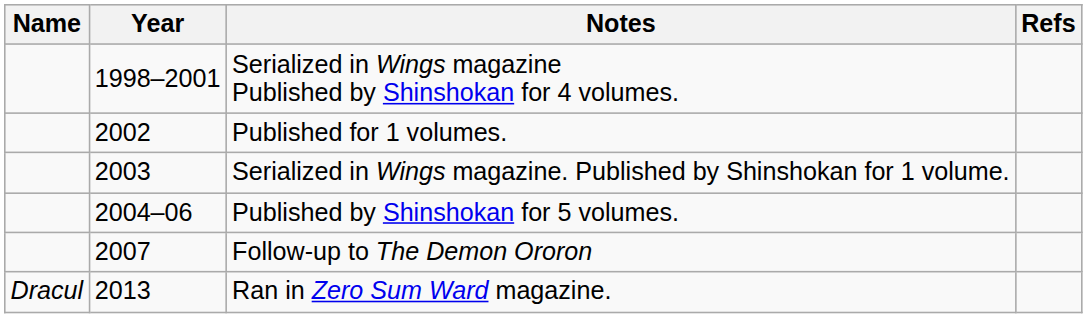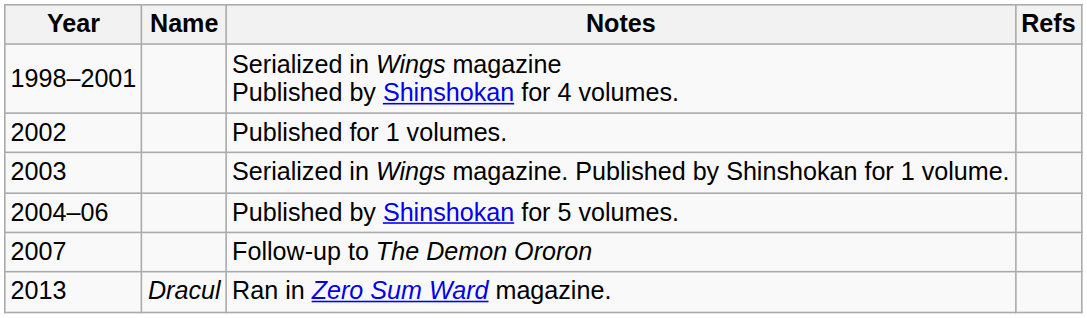columns swapped: (47, 24) <-> (158, 24)
